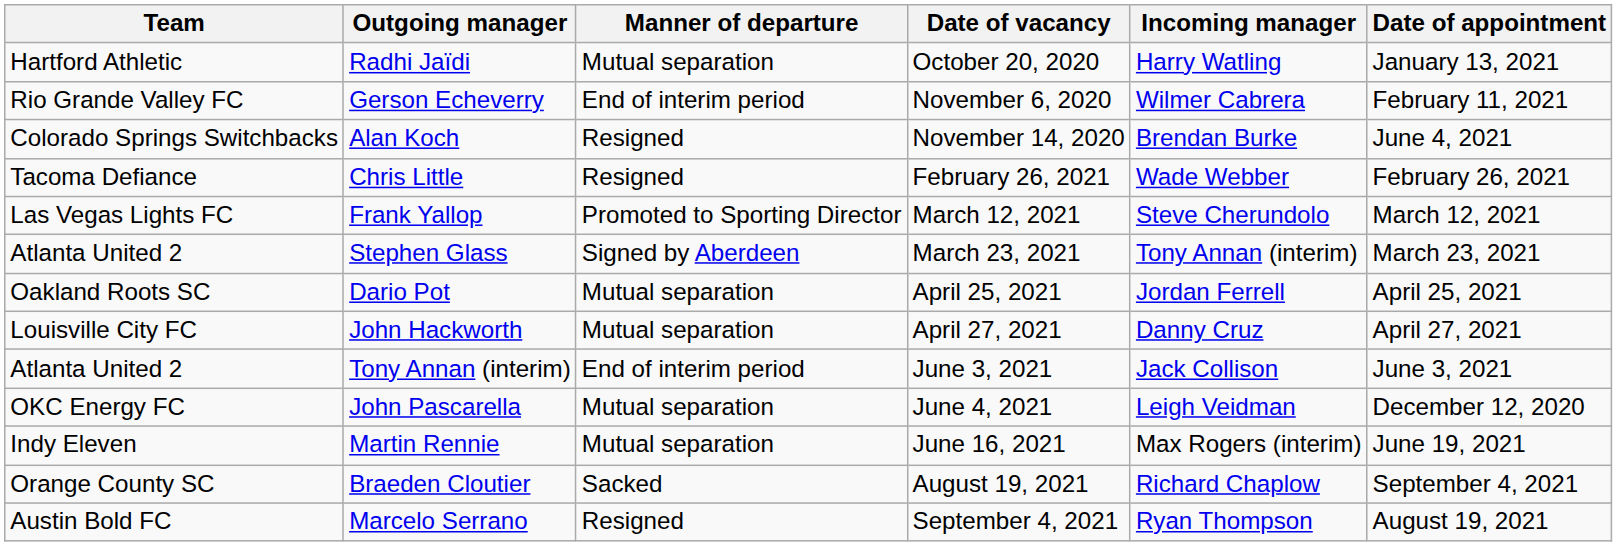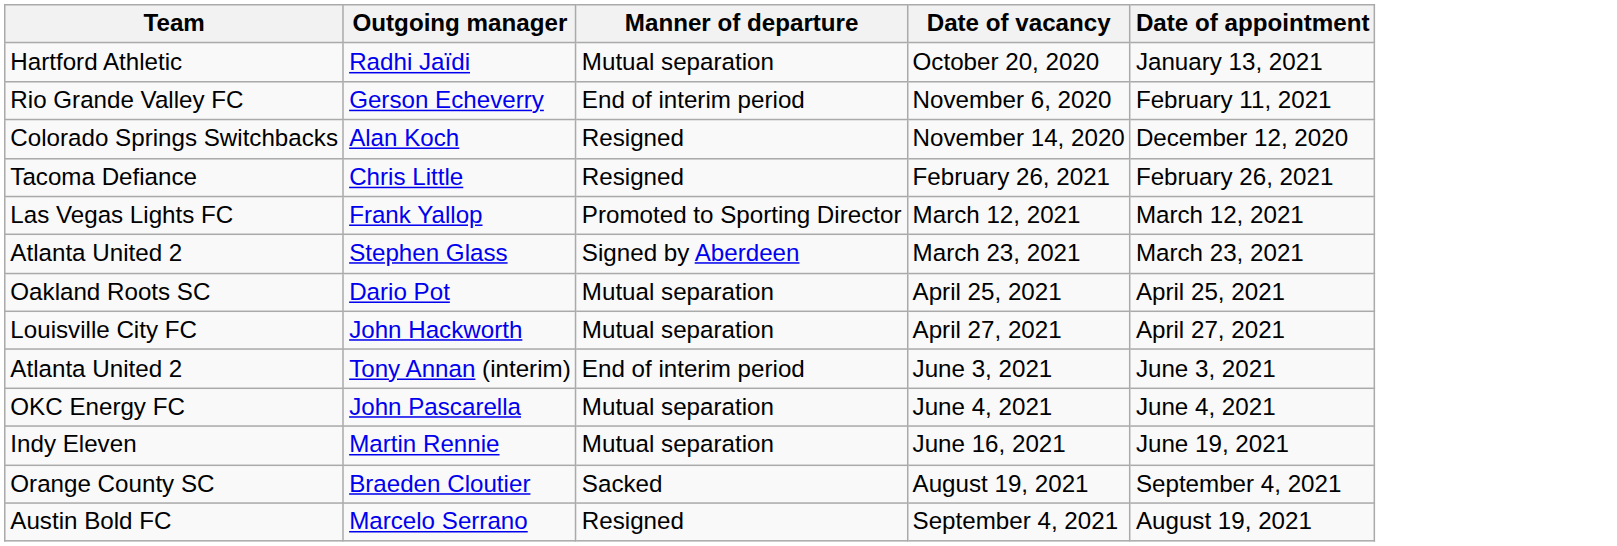- column: (1249, 23)
(1442, 138) June 4, 2021 -> (1242, 138) December 12, 2020
(1479, 406) December 12, 2020 -> (1206, 406) June 4, 2021
